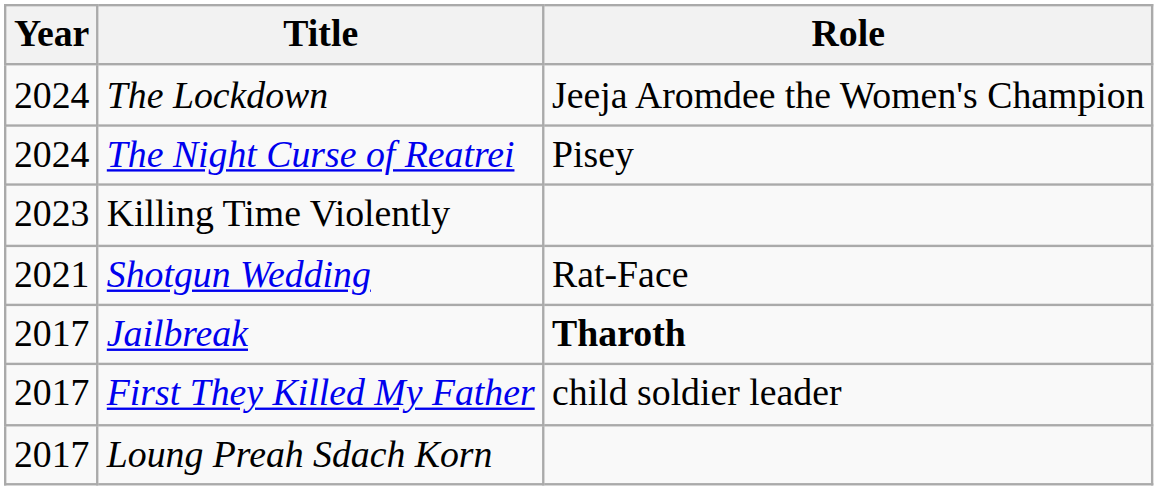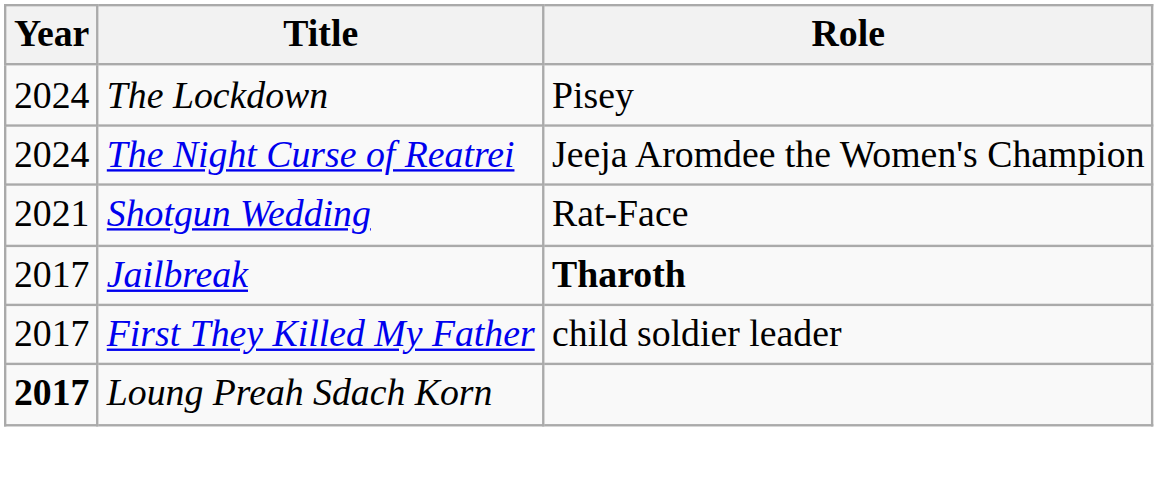(848, 94) Jeeja Aromdee the Women's Champion -> (593, 94) Pisey
(593, 154) Pisey -> (848, 154) Jeeja Aromdee the Women's Champion
- row: (278, 214)
(52, 453) normal -> (52, 393) bold
